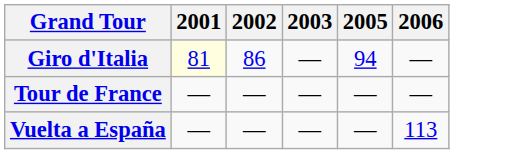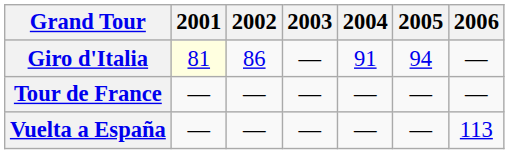+ column: (365, 22)
